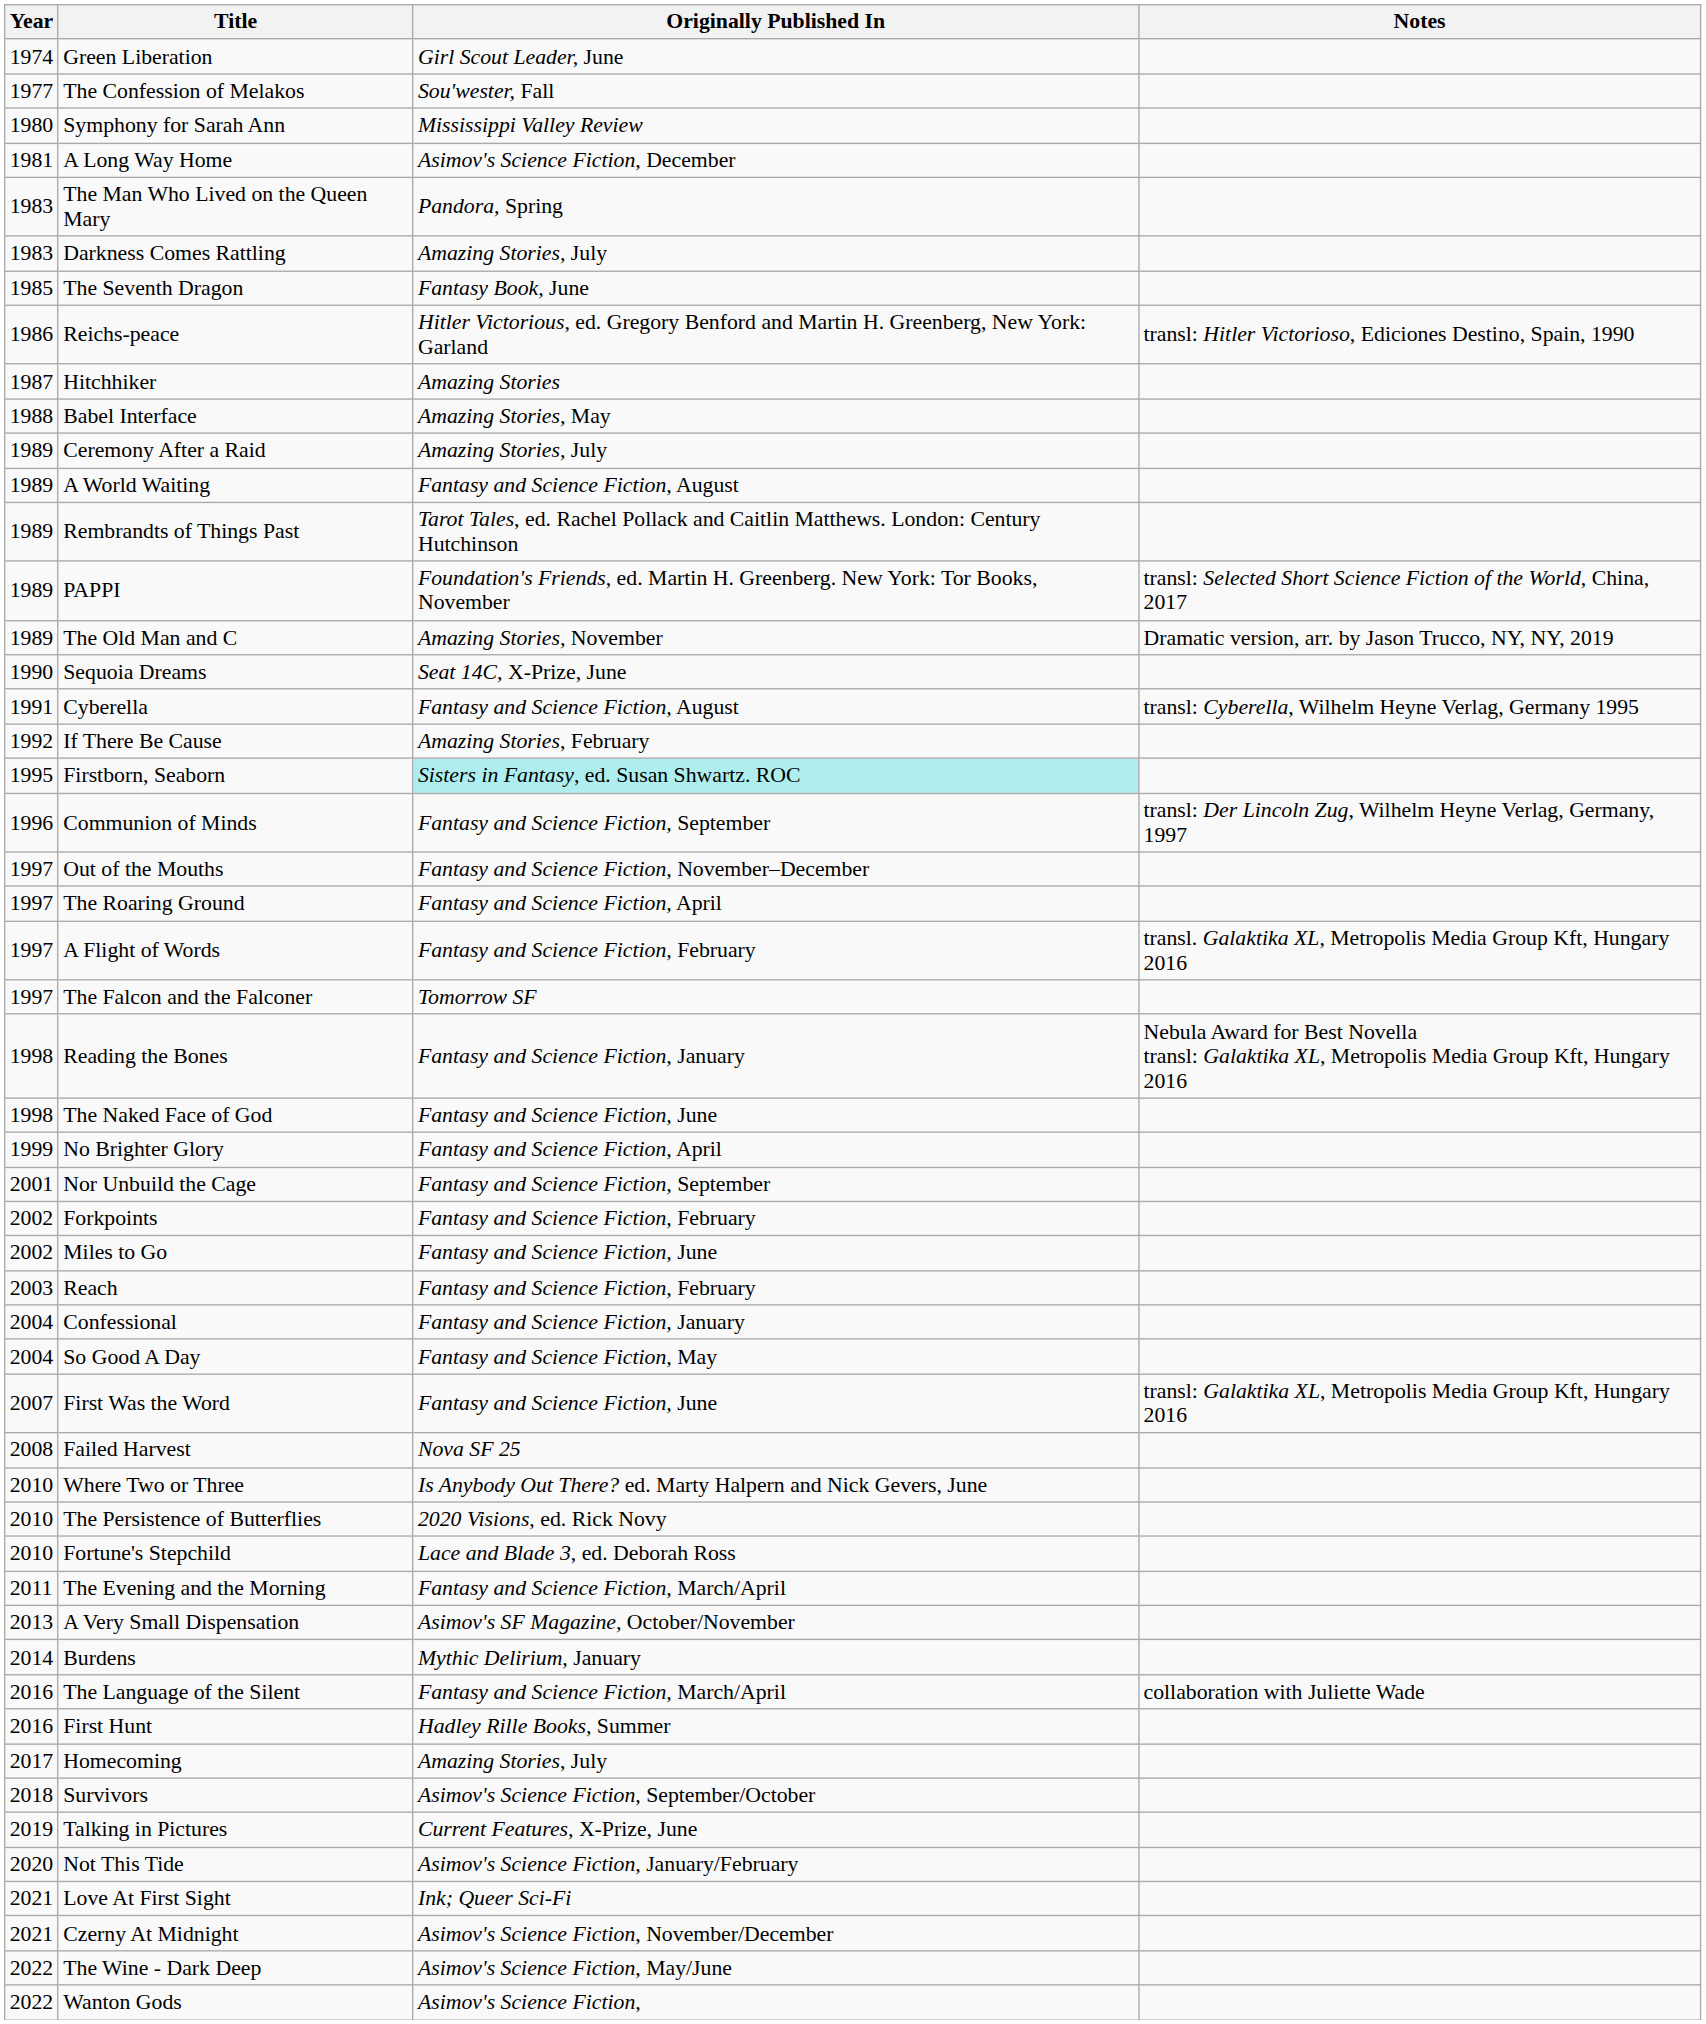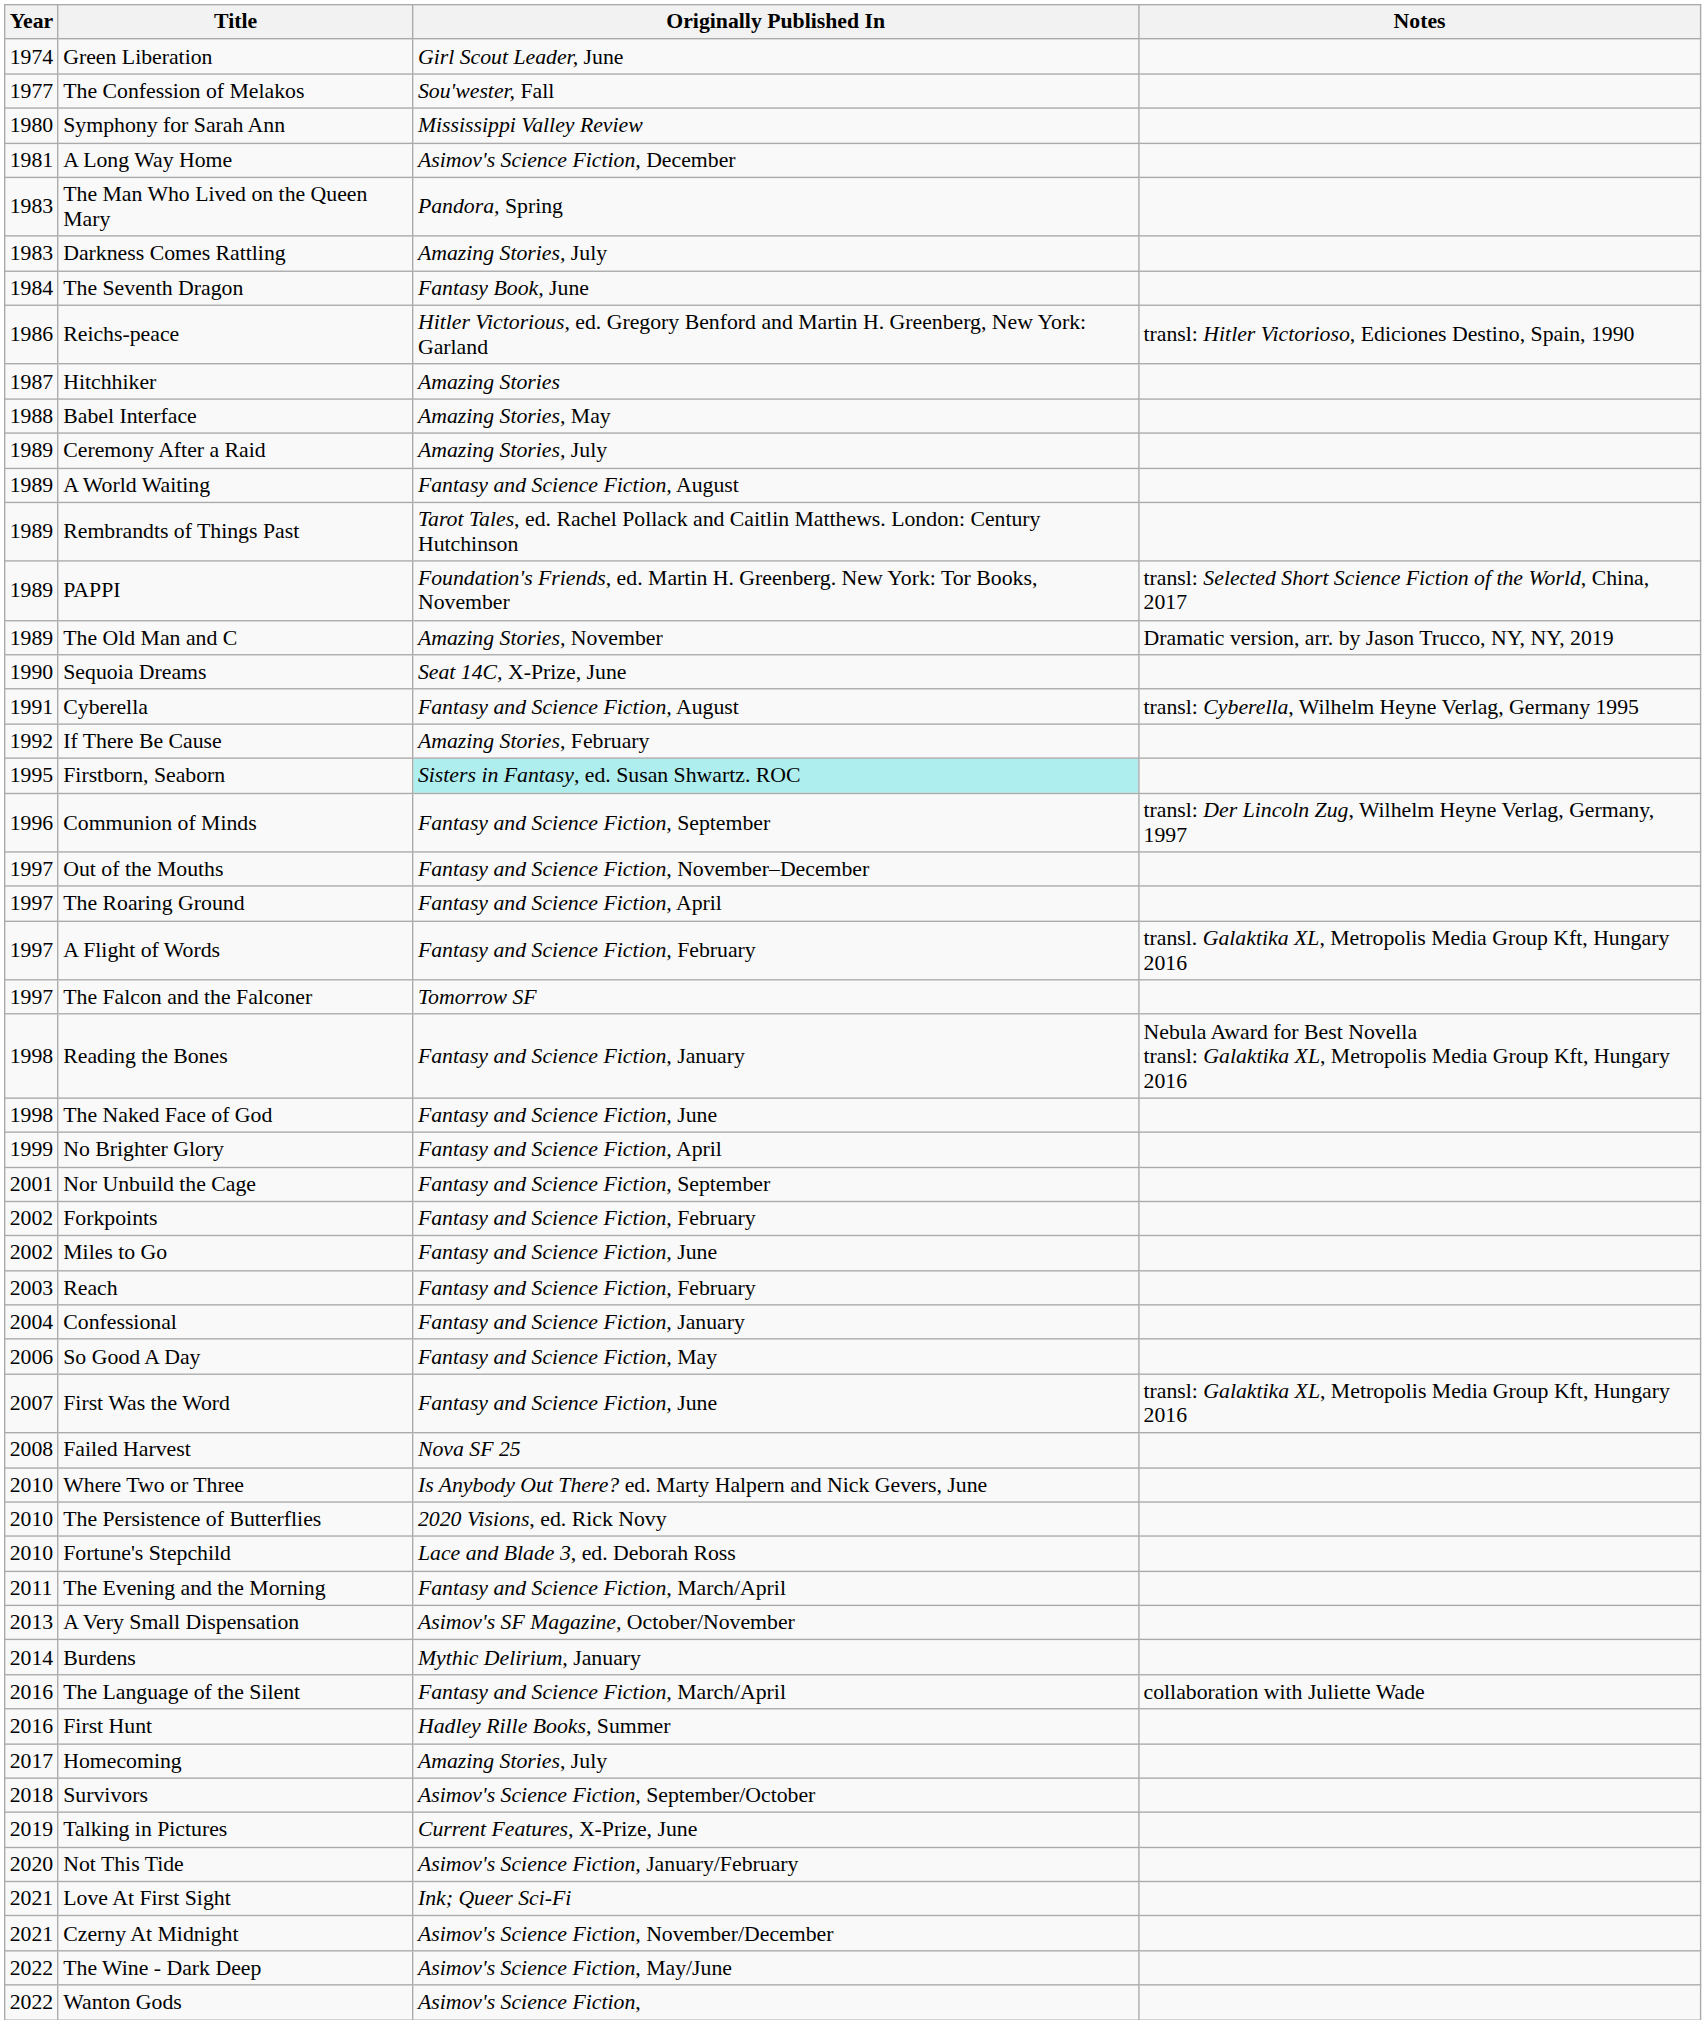(31, 287) 1985 -> (31, 287) 1984
(31, 1356) 2004 -> (31, 1356) 2006
